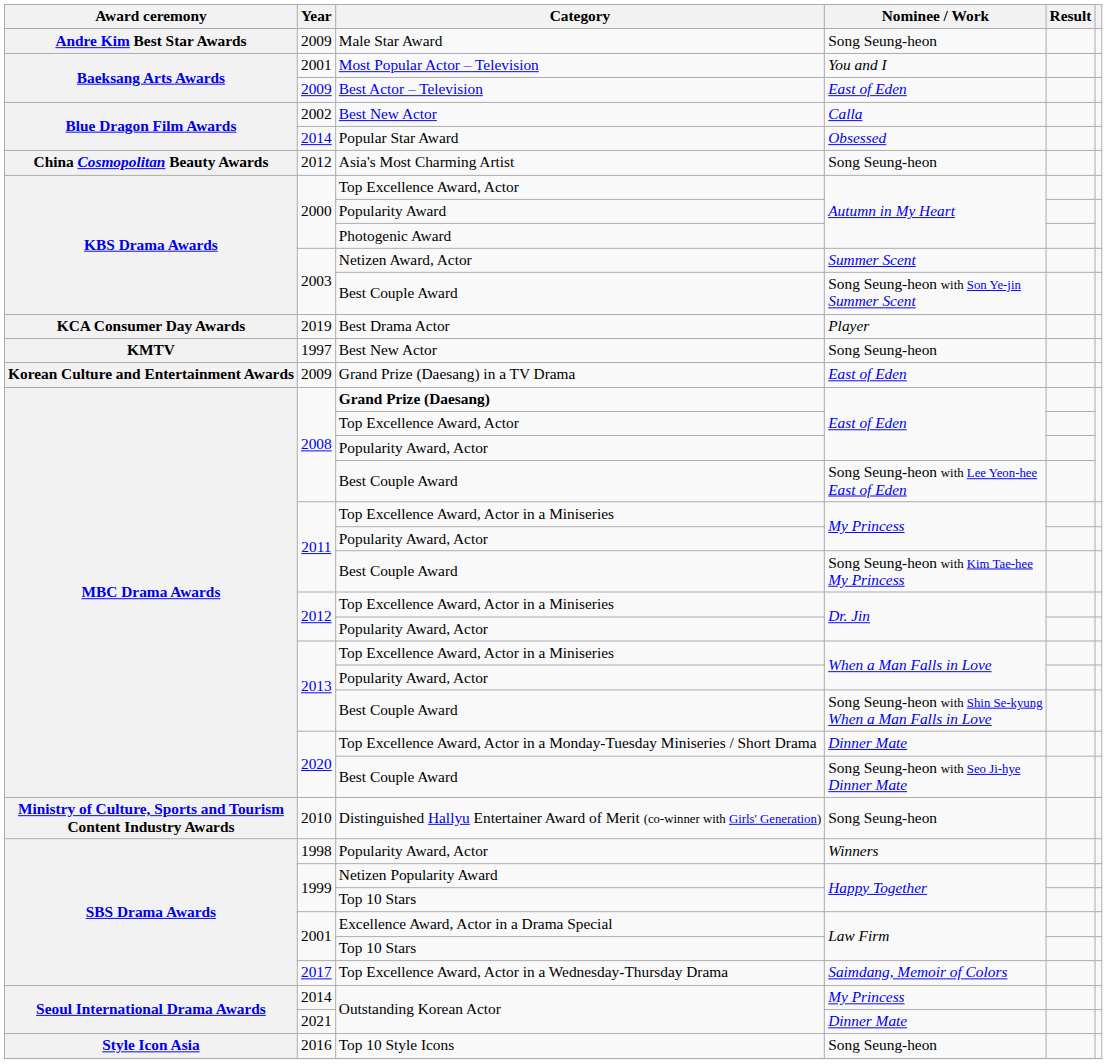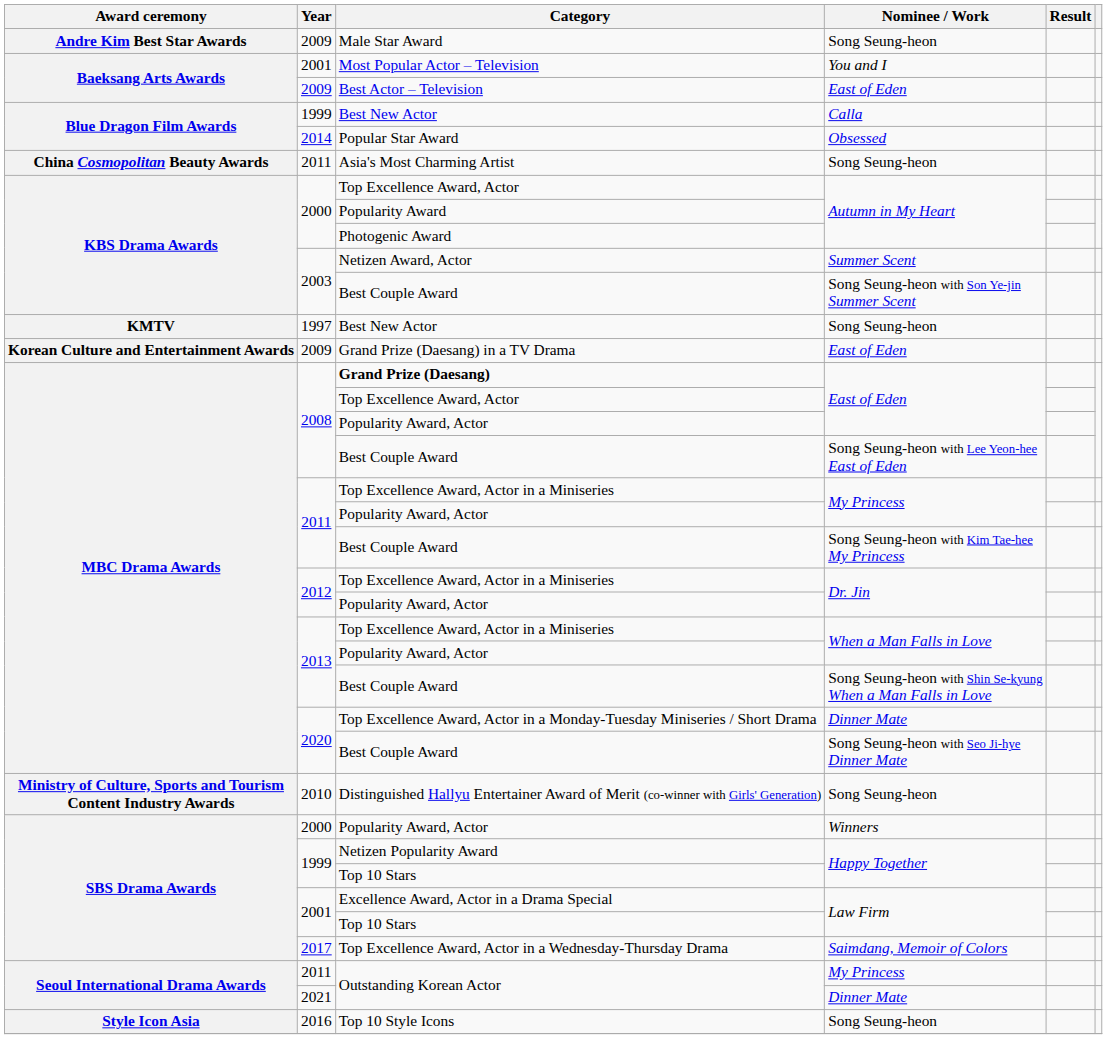(316, 114) 2002 -> (316, 114) 1999
(316, 162) 2012 -> (316, 162) 2011
- row: (394, 326)
(316, 851) 1998 -> (316, 826) 2000
(316, 997) 2014 -> (316, 972) 2011
